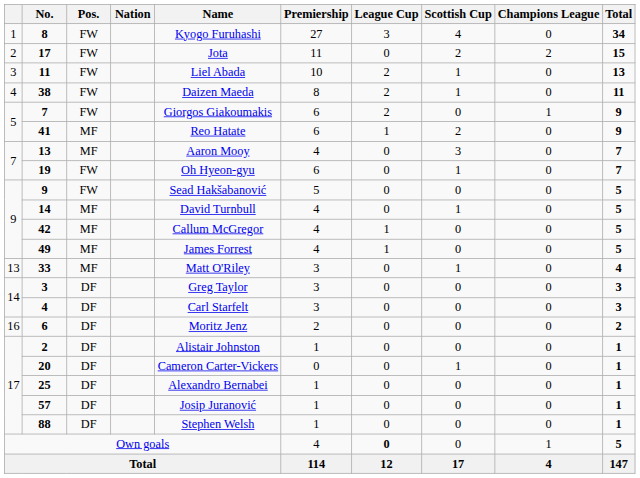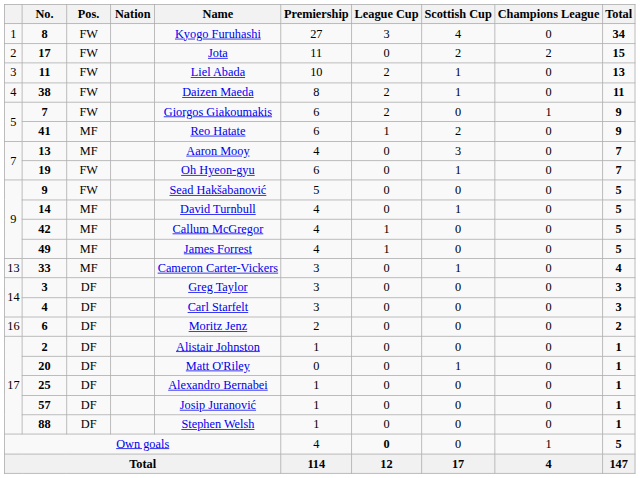(218, 268) Matt O'Riley -> (218, 268) Cameron Carter-Vickers
(218, 365) Cameron Carter-Vickers -> (218, 365) Matt O'Riley
